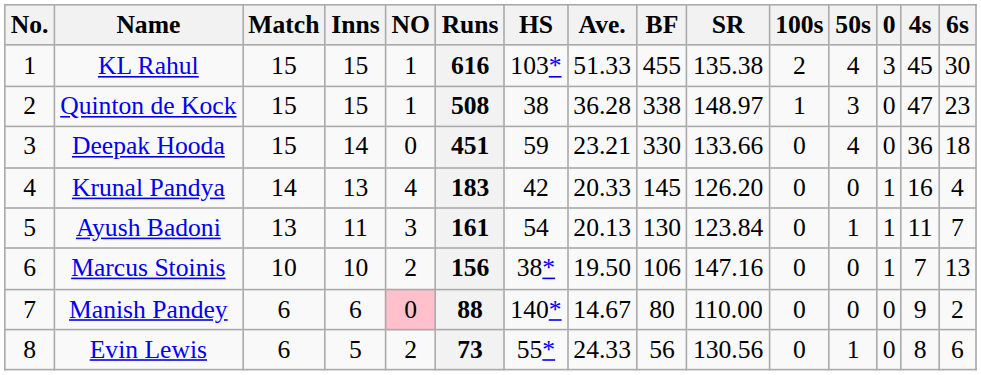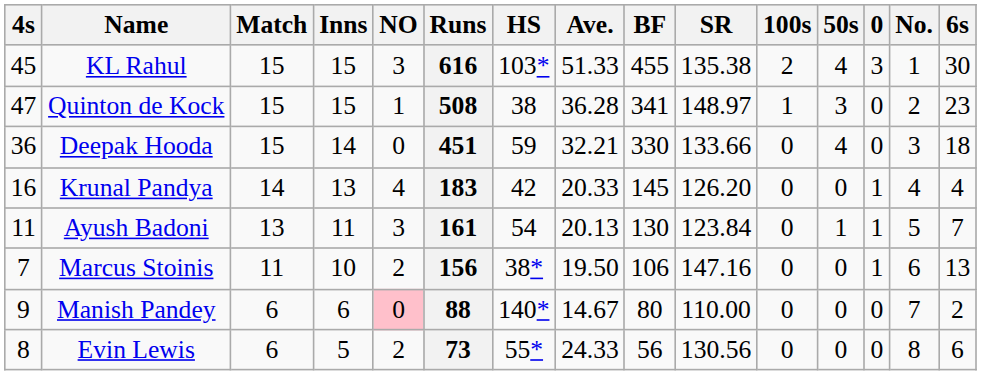columns swapped: (30, 24) <-> (920, 24)
(411, 65) 1 -> (399, 65) 3
(662, 106) 338 -> (650, 106) 341
(602, 146) 23.21 -> (590, 146) 32.21
(284, 268) 10 -> (272, 268) 11
(853, 349) 1 -> (841, 349) 0
